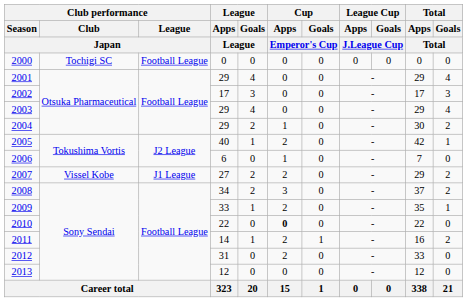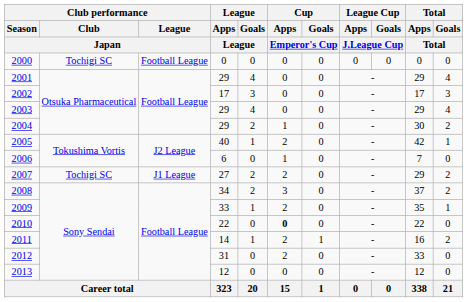(89, 175) Vissel Kobe -> (89, 175) Tochigi SC
